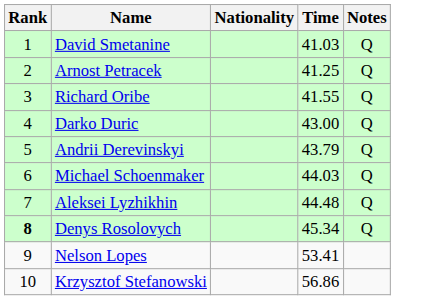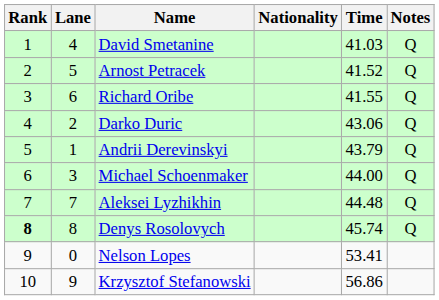+ column: (73, 17)
(320, 70) 41.25 -> (364, 70) 41.52
(320, 123) 43.00 -> (364, 123) 43.06
(320, 176) 44.03 -> (364, 176) 44.00
(320, 228) 45.34 -> (364, 228) 45.74
